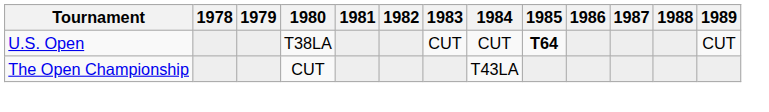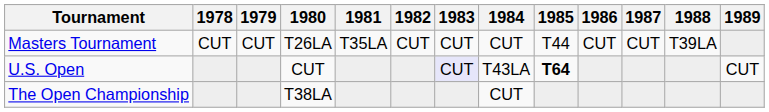+ row: (82, 43)
(308, 43) T38LA -> (308, 69) CUT
(445, 43) no background -> (457, 69) lavender background
(495, 43) CUT -> (506, 69) T43LA
(308, 69) CUT -> (308, 95) T38LA
(495, 69) T43LA -> (506, 95) CUT
